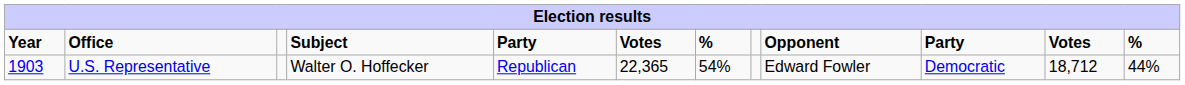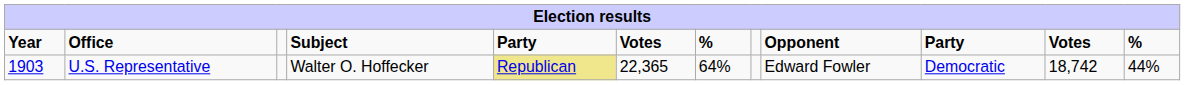(537, 67) no background -> (537, 67) khaki background
(715, 67) 54% -> (715, 67) 64%
(1073, 67) 18,712 -> (1073, 67) 18,742
